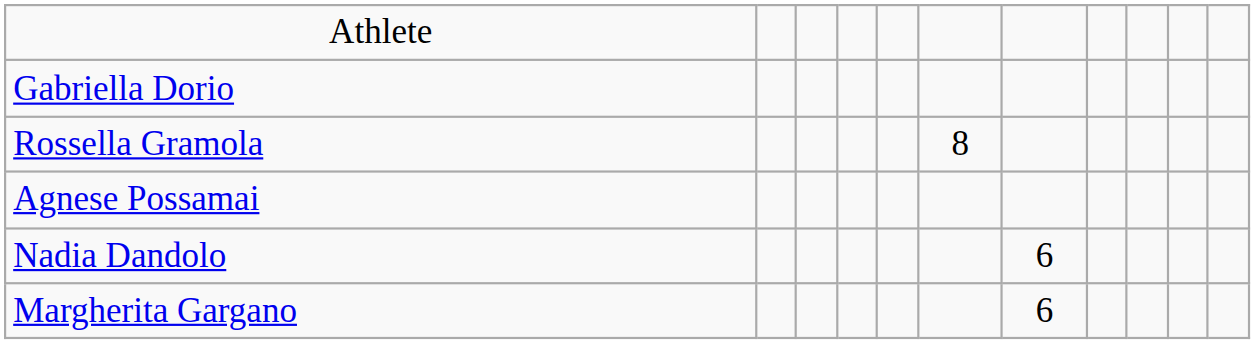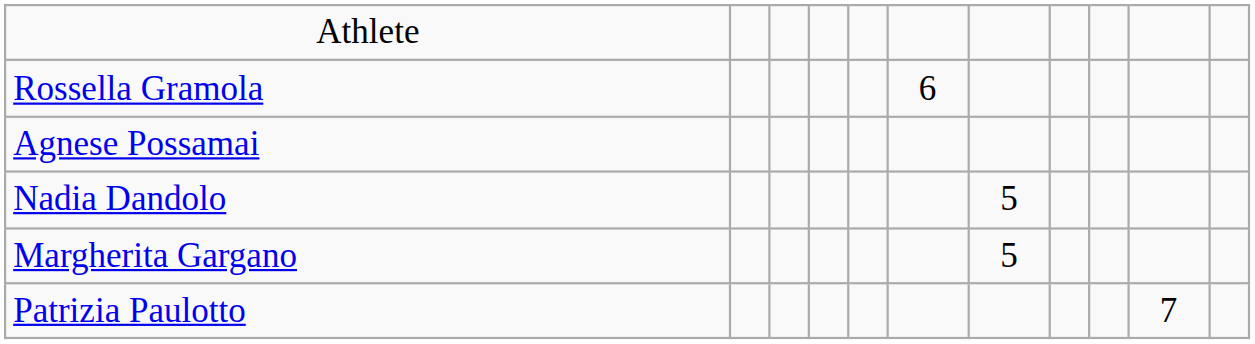- row: (124, 87)
(960, 143) 8 -> (928, 87) 6
(1045, 254) 6 -> (1009, 198) 5
(1045, 310) 6 -> (1009, 254) 5
+ row: (129, 310)
